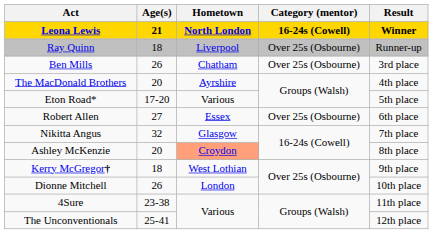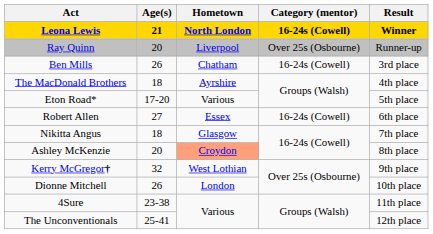(157, 47) 18 -> (157, 47) 20
(314, 64) Over 25s (Osbourne) -> (314, 64) 16-24s (Cowell)
(157, 82) 20 -> (157, 82) 18
(314, 116) Over 25s (Osbourne) -> (314, 116) 16-24s (Cowell)
(157, 133) 32 -> (157, 133) 18
(157, 168) 18 -> (157, 168) 32
